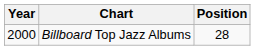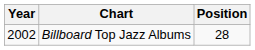(22, 34) 2000 -> (22, 34) 2002
